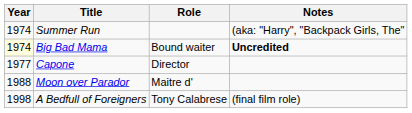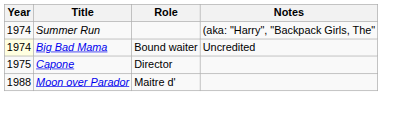(260, 47) bold -> (229, 47) normal
(19, 64) 1977 -> (19, 64) 1975
- row: (91, 99)
